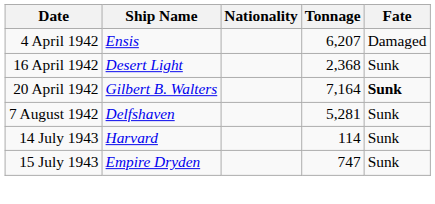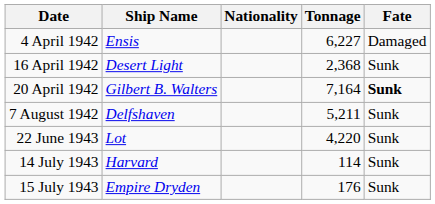(343, 41) 6,207 -> (343, 41) 6,227
(343, 114) 5,281 -> (344, 114) 5,211
+ row: (58, 138)
(349, 162) 747 -> (349, 187) 176
